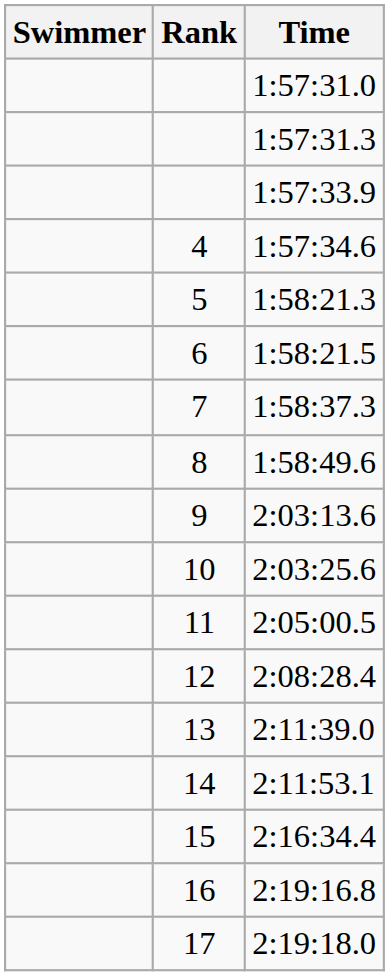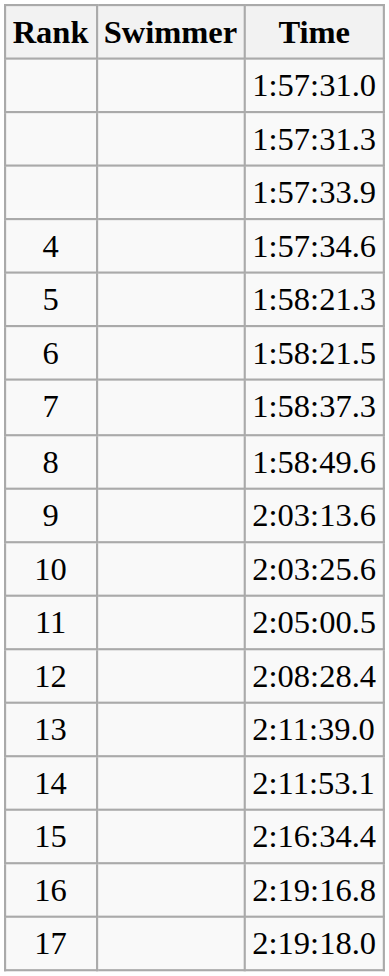columns swapped: (199, 31) <-> (79, 31)
